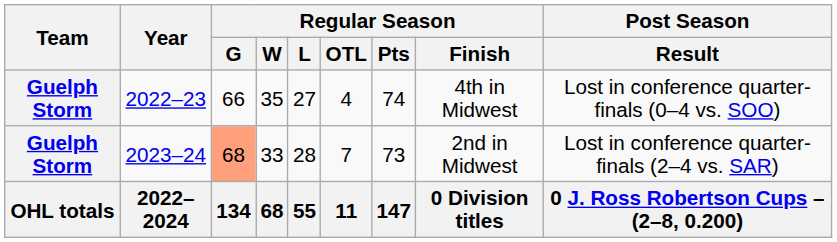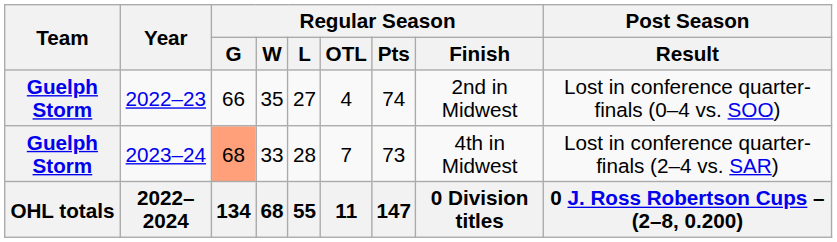(480, 98) 4th in Midwest -> (480, 98) 2nd in Midwest
(480, 154) 2nd in Midwest -> (480, 154) 4th in Midwest
